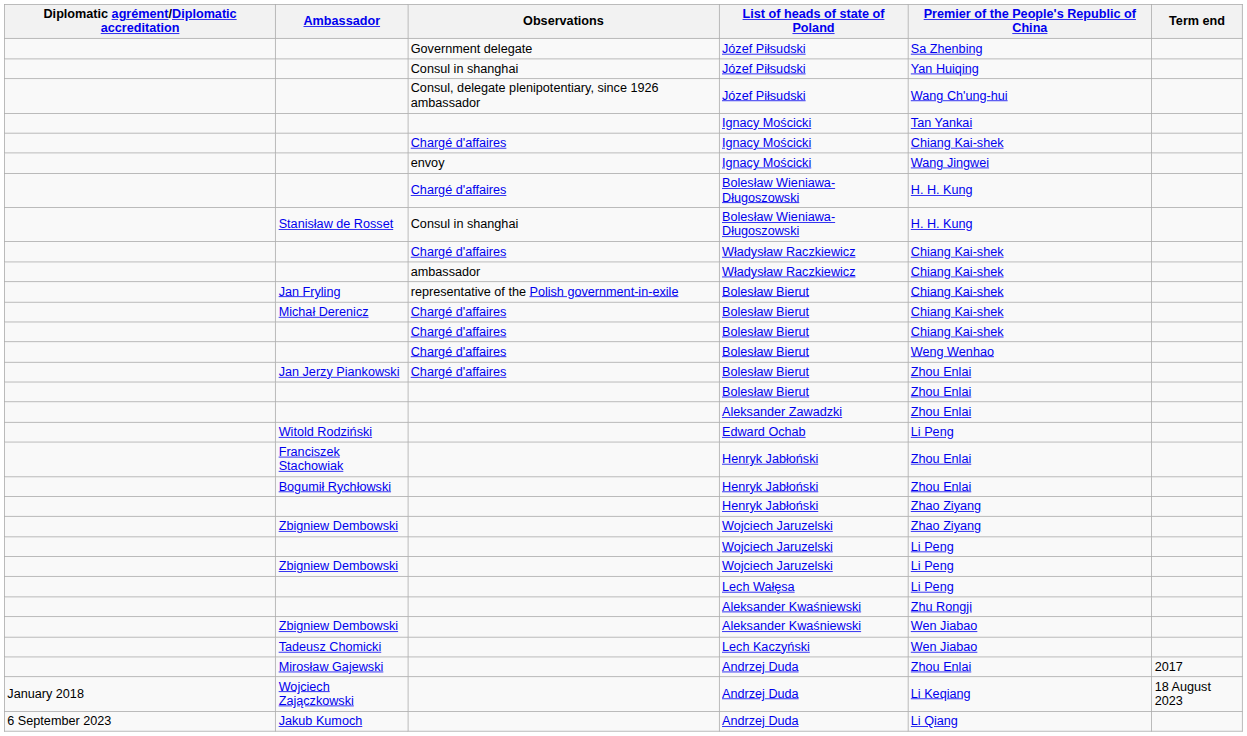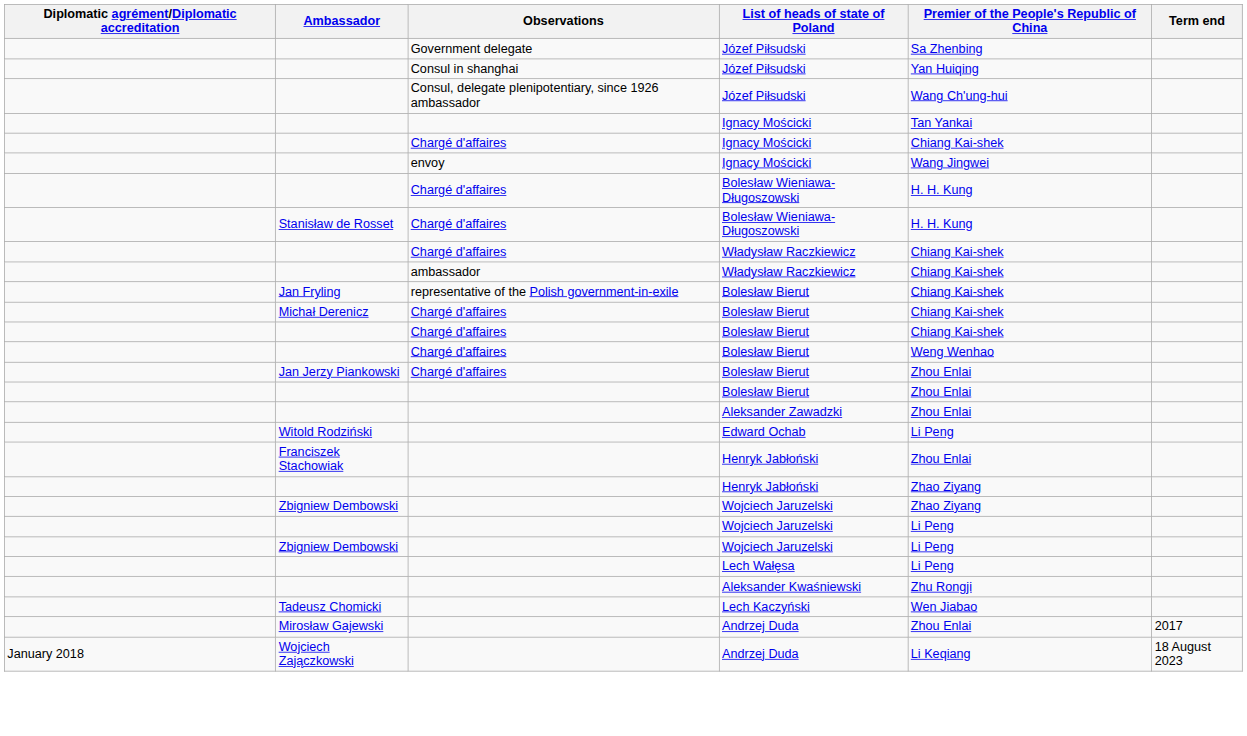(464, 224) Consul in shanghai -> (459, 224) Chargé d'affaires
- row: (335, 486)
- row: (338, 626)
- row: (320, 721)
